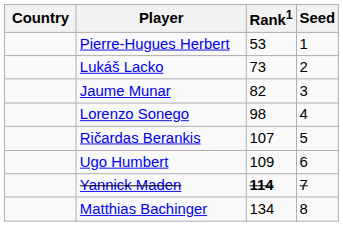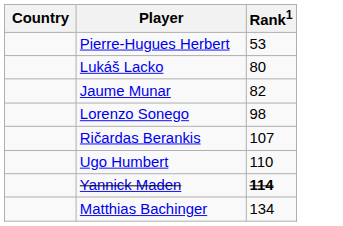- column: (317, 18)
(258, 67) 73 -> (258, 67) 80
(262, 161) 109 -> (261, 161) 110
